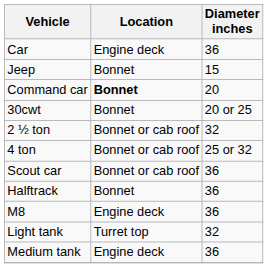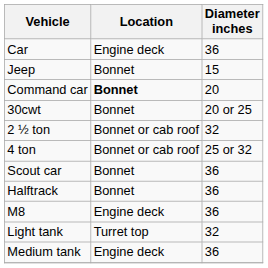(146, 171) Bonnet or cab roof -> (114, 171) Bonnet
